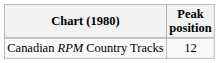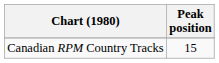(191, 48) 12 -> (191, 48) 15
